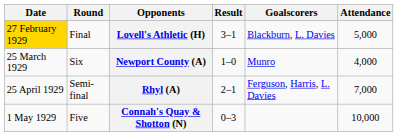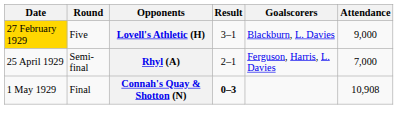(80, 34) Final -> (79, 34) Five
(365, 34) 5,000 -> (365, 34) 9,000
- row: (161, 62)
(79, 117) Five -> (80, 90) Final
(229, 117) normal -> (229, 90) bold
(365, 117) 10,000 -> (365, 90) 10,908
